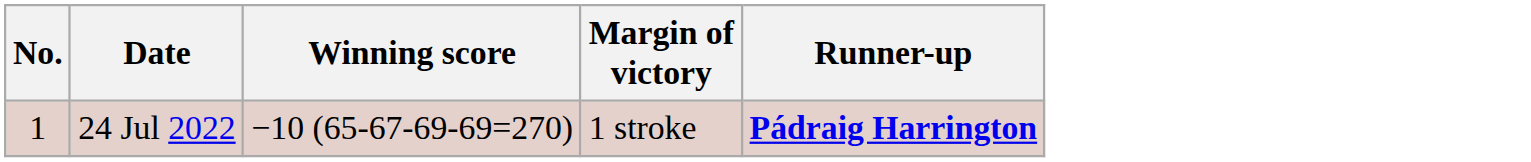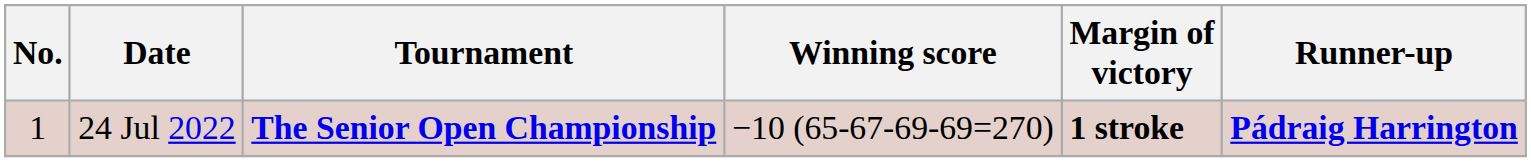+ column: (484, 52)
(643, 128) normal -> (1127, 128) bold
